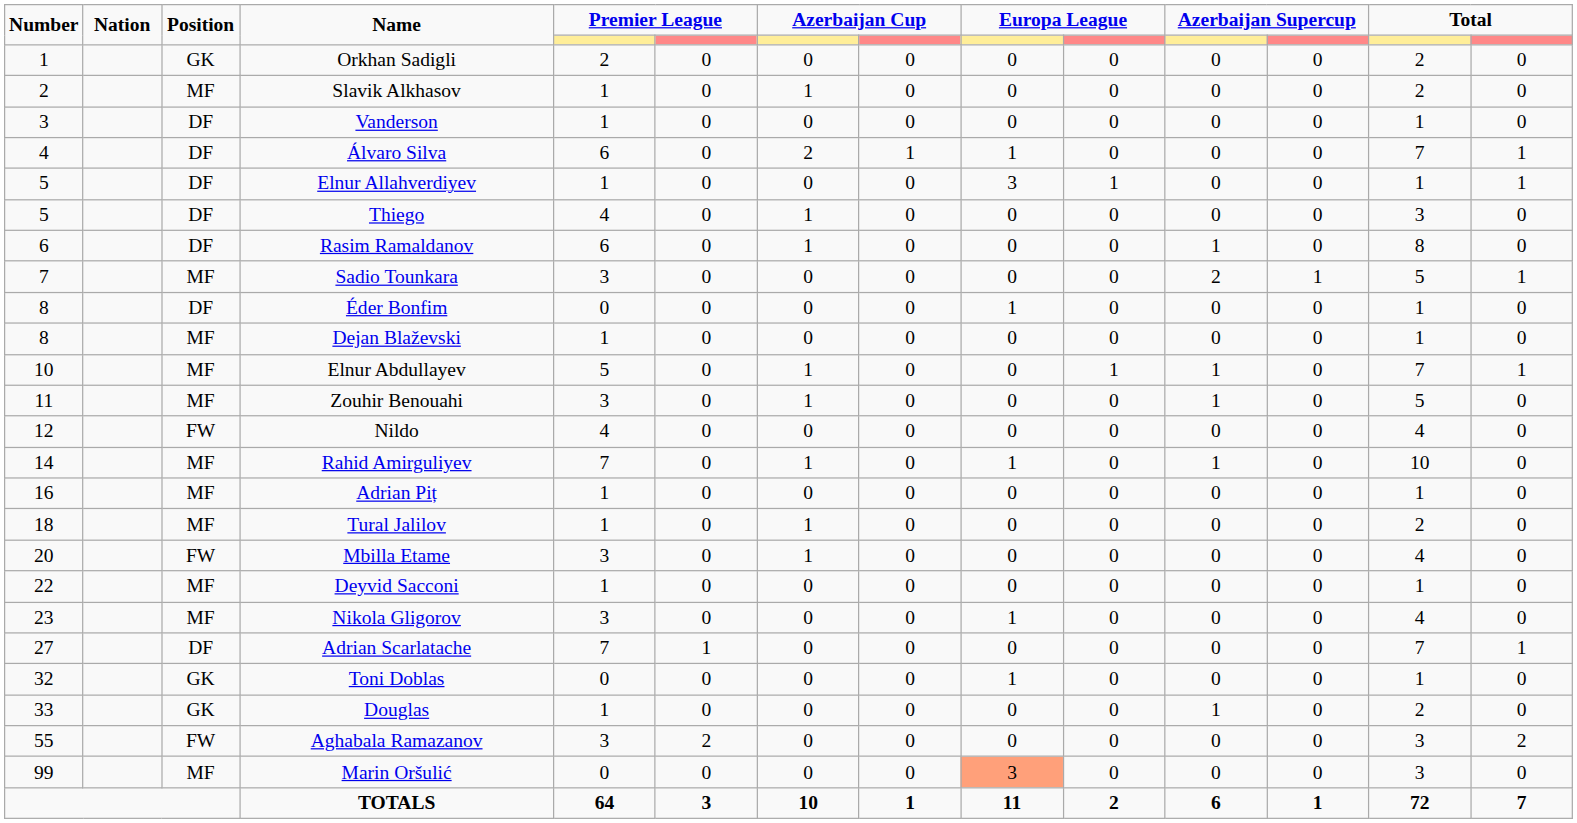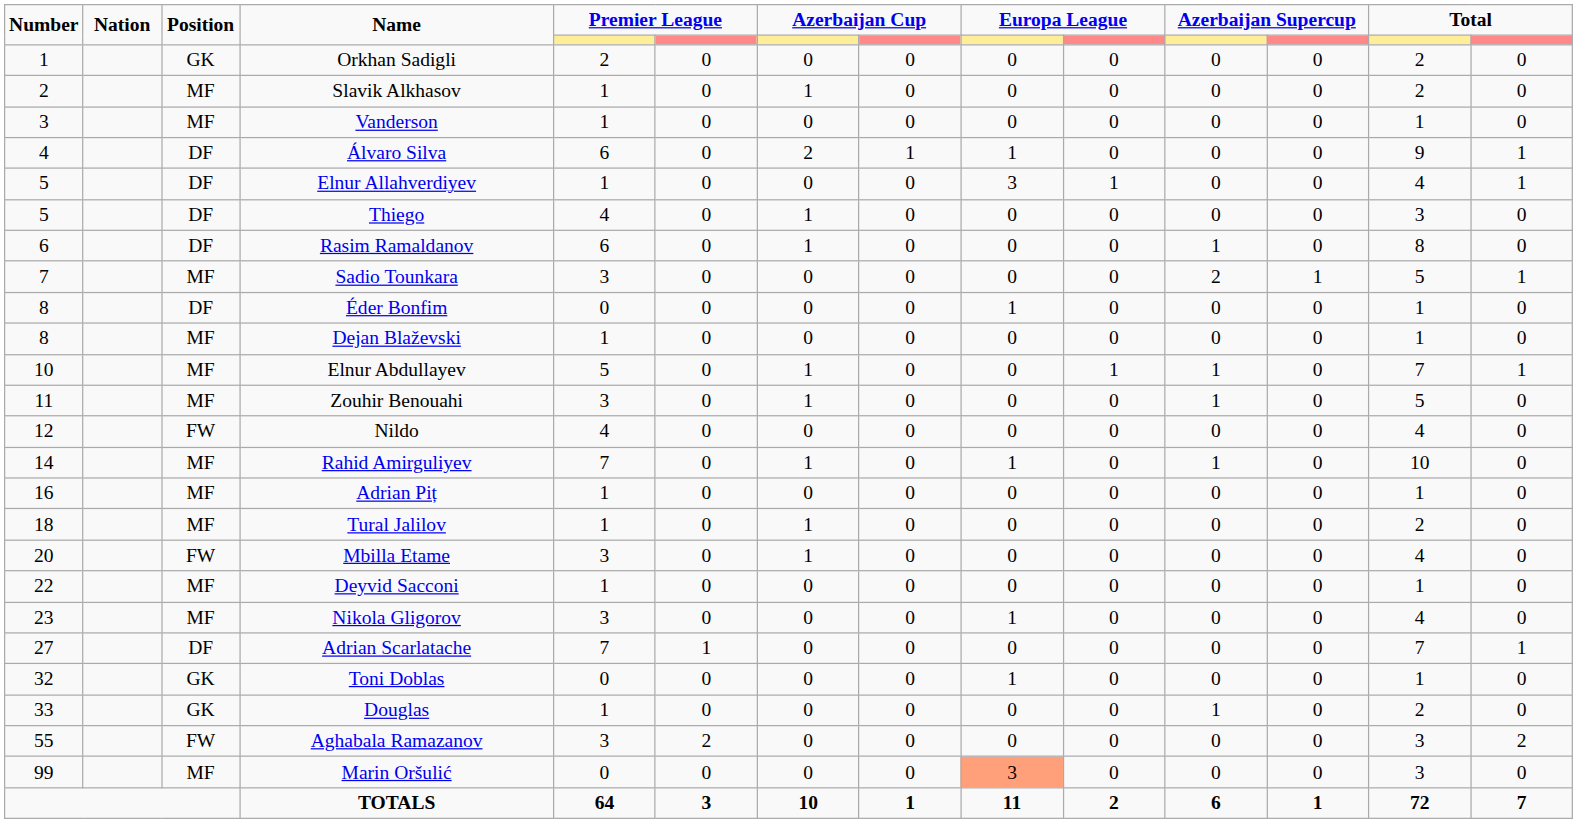(201, 121) DF -> (201, 121) MF
(1420, 152) 7 -> (1420, 152) 9
(1420, 183) 1 -> (1420, 183) 4
